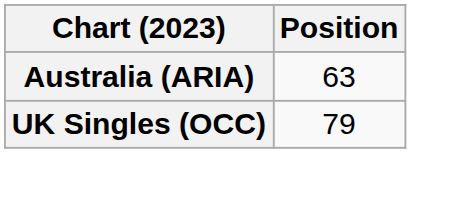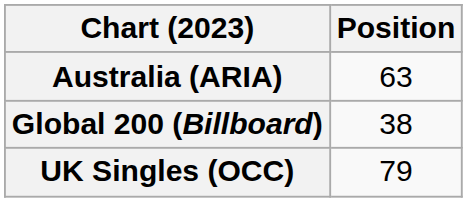+ row: (167, 123)
